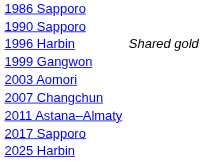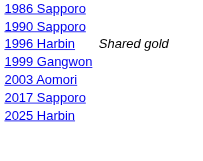- row: (54, 97)
- row: (63, 115)
